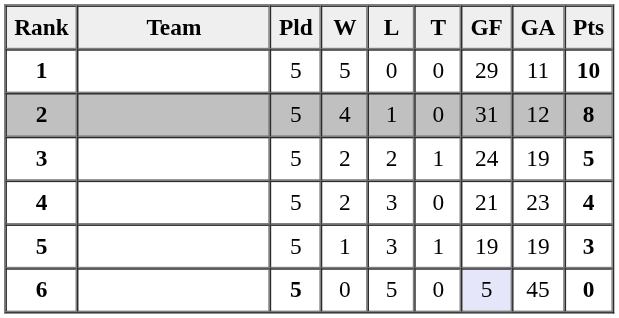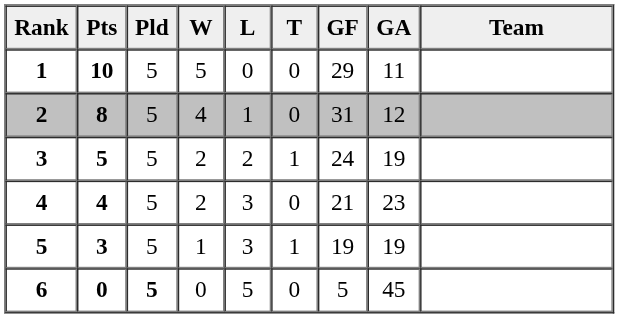columns swapped: (174, 27) <-> (589, 27)
(487, 289) lavender background -> (343, 289) no background
